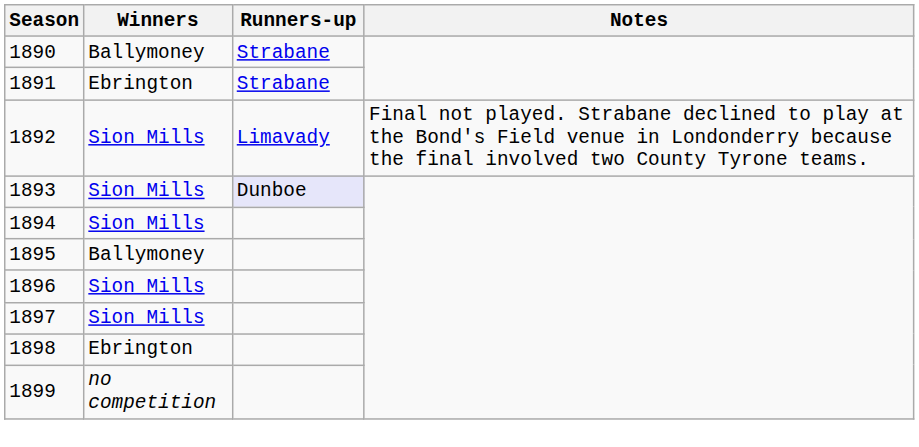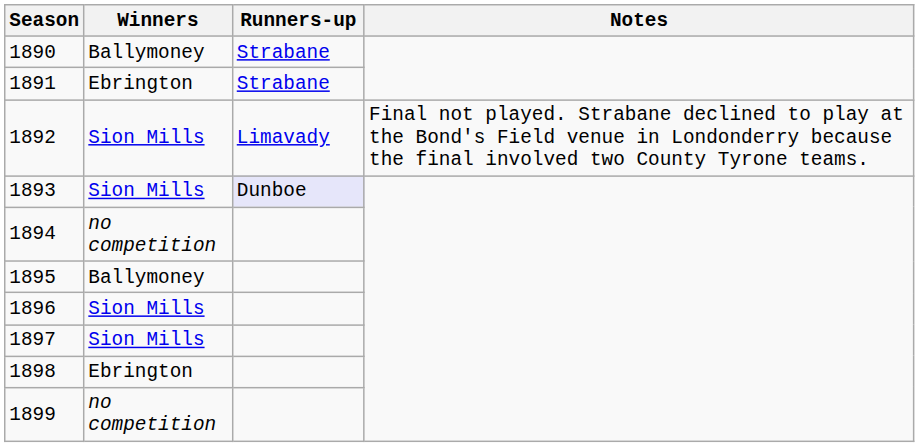(146, 223) Sion Mills -> (152, 234) no competition
